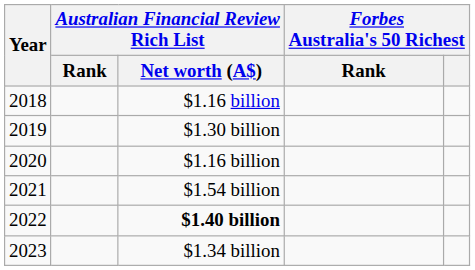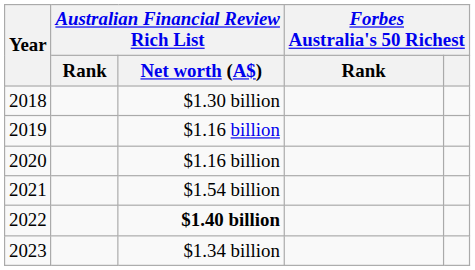(232, 100) $1.16 billion -> (232, 100) $1.30 billion
(232, 130) $1.30 billion -> (232, 130) $1.16 billion
